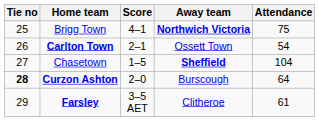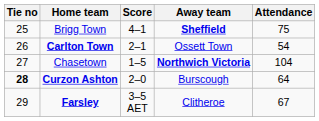(203, 29) Northwich Victoria -> (203, 29) Sheffield
(203, 63) Sheffield -> (203, 63) Northwich Victoria
(284, 102) 61 -> (284, 102) 67
